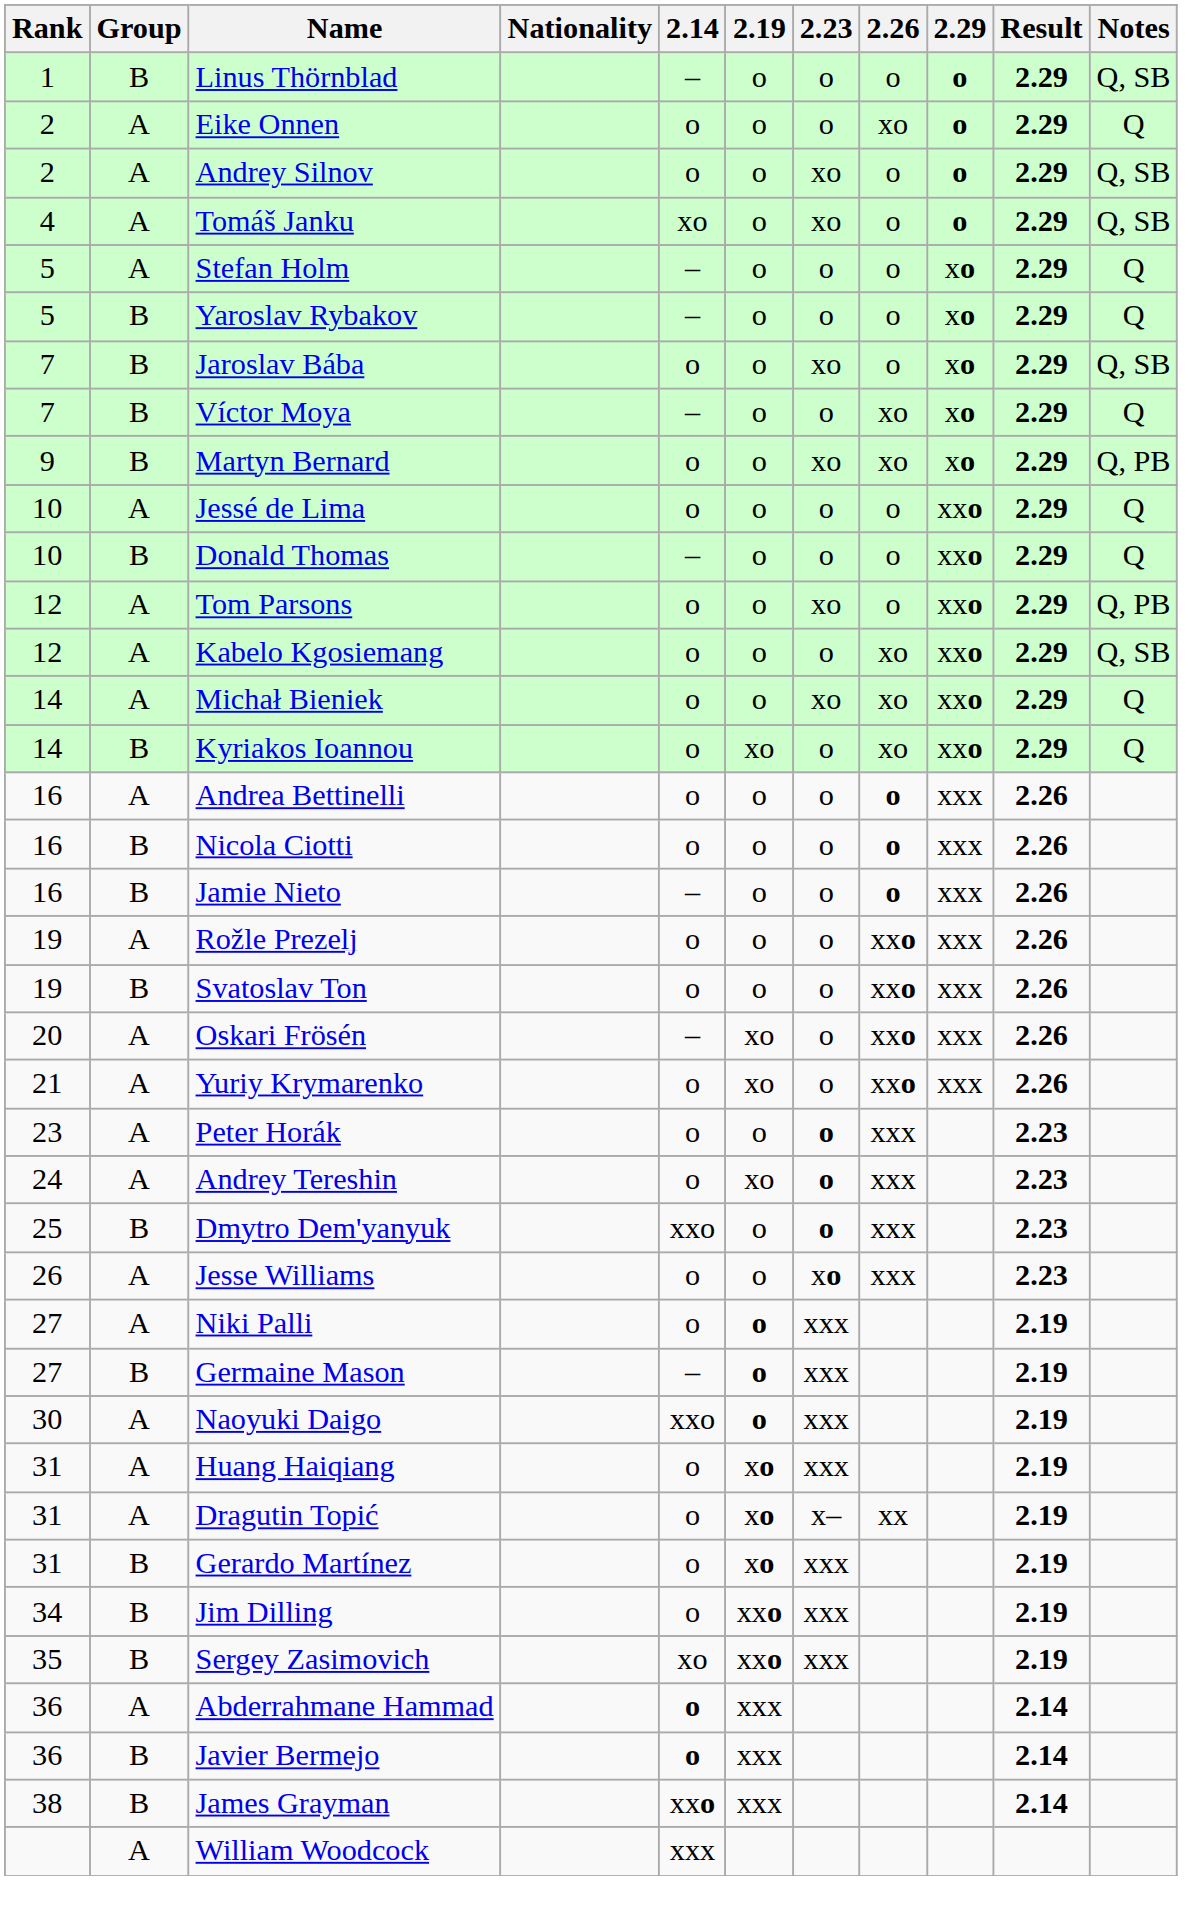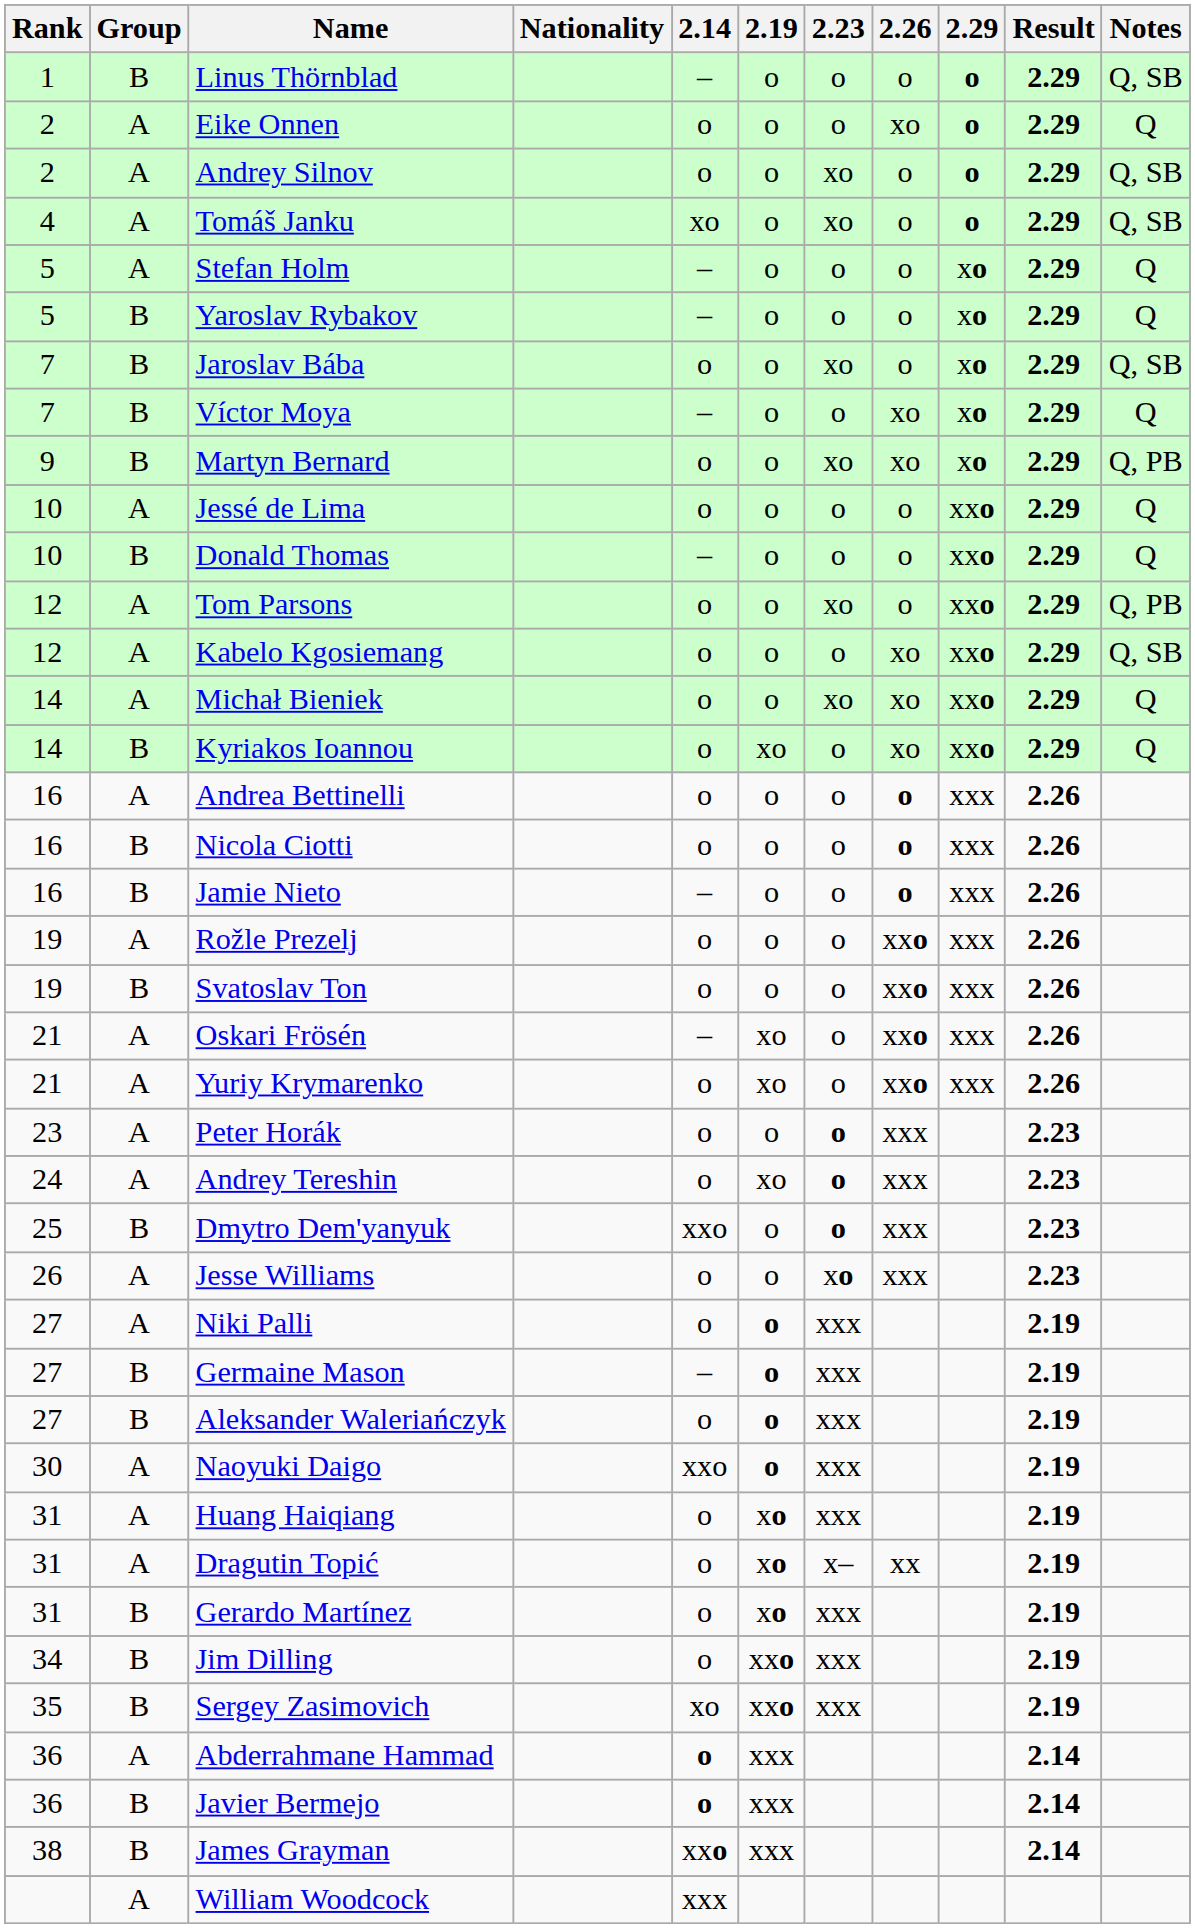(47, 1035) 20 -> (47, 1035) 21
+ row: (351, 1419)
